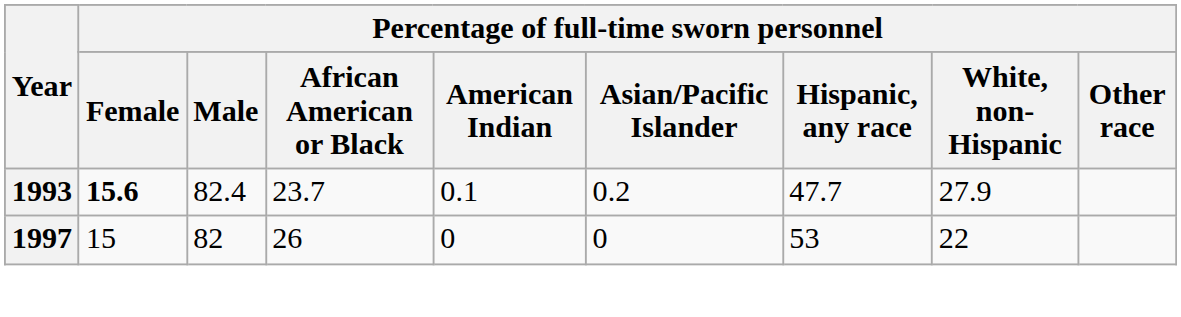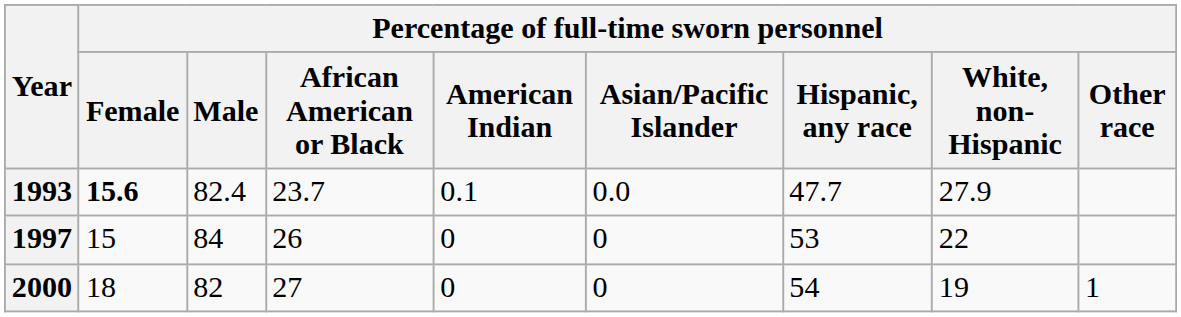(611, 191) 0.2 -> (611, 191) 0.0
(208, 239) 82 -> (208, 239) 84
+ row: (42, 286)
